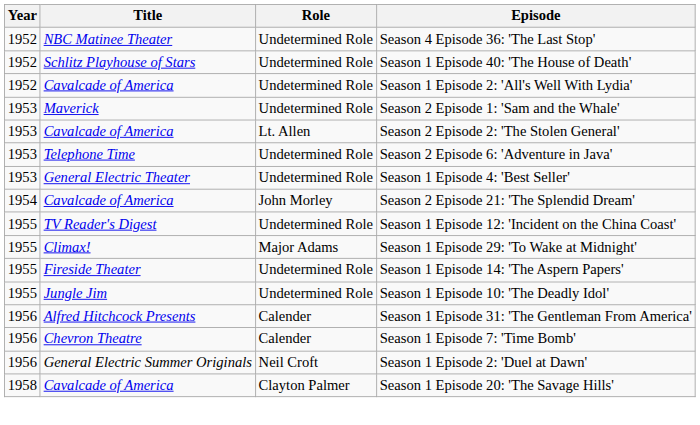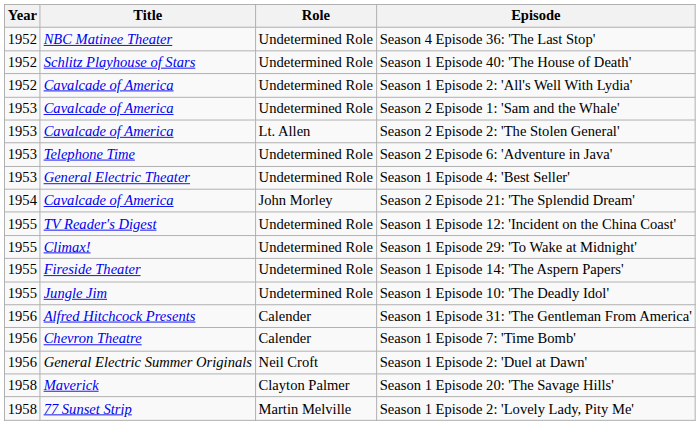(71, 108) Maverick -> (109, 108) Cavalcade of America
(298, 246) Major Adams -> (316, 246) Undetermined Role
(109, 385) Cavalcade of America -> (71, 385) Maverick
+ row: (507, 408)
